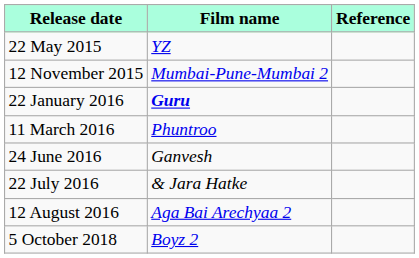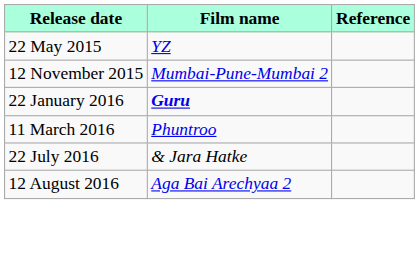- row: (55, 156)
- row: (63, 239)
